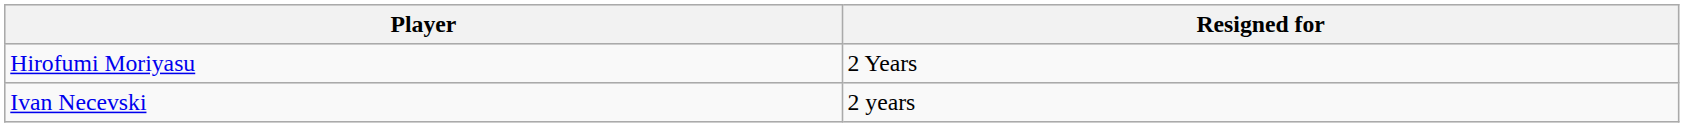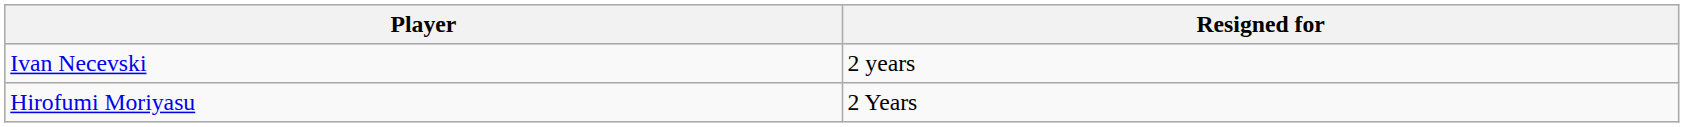rows swapped: (103, 63) <-> (78, 102)
